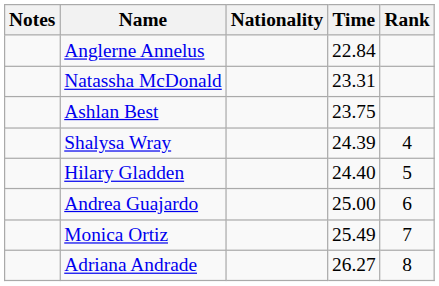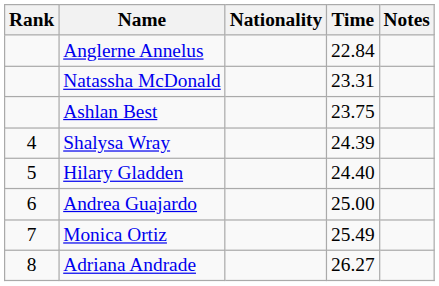columns swapped: (407, 19) <-> (32, 19)
